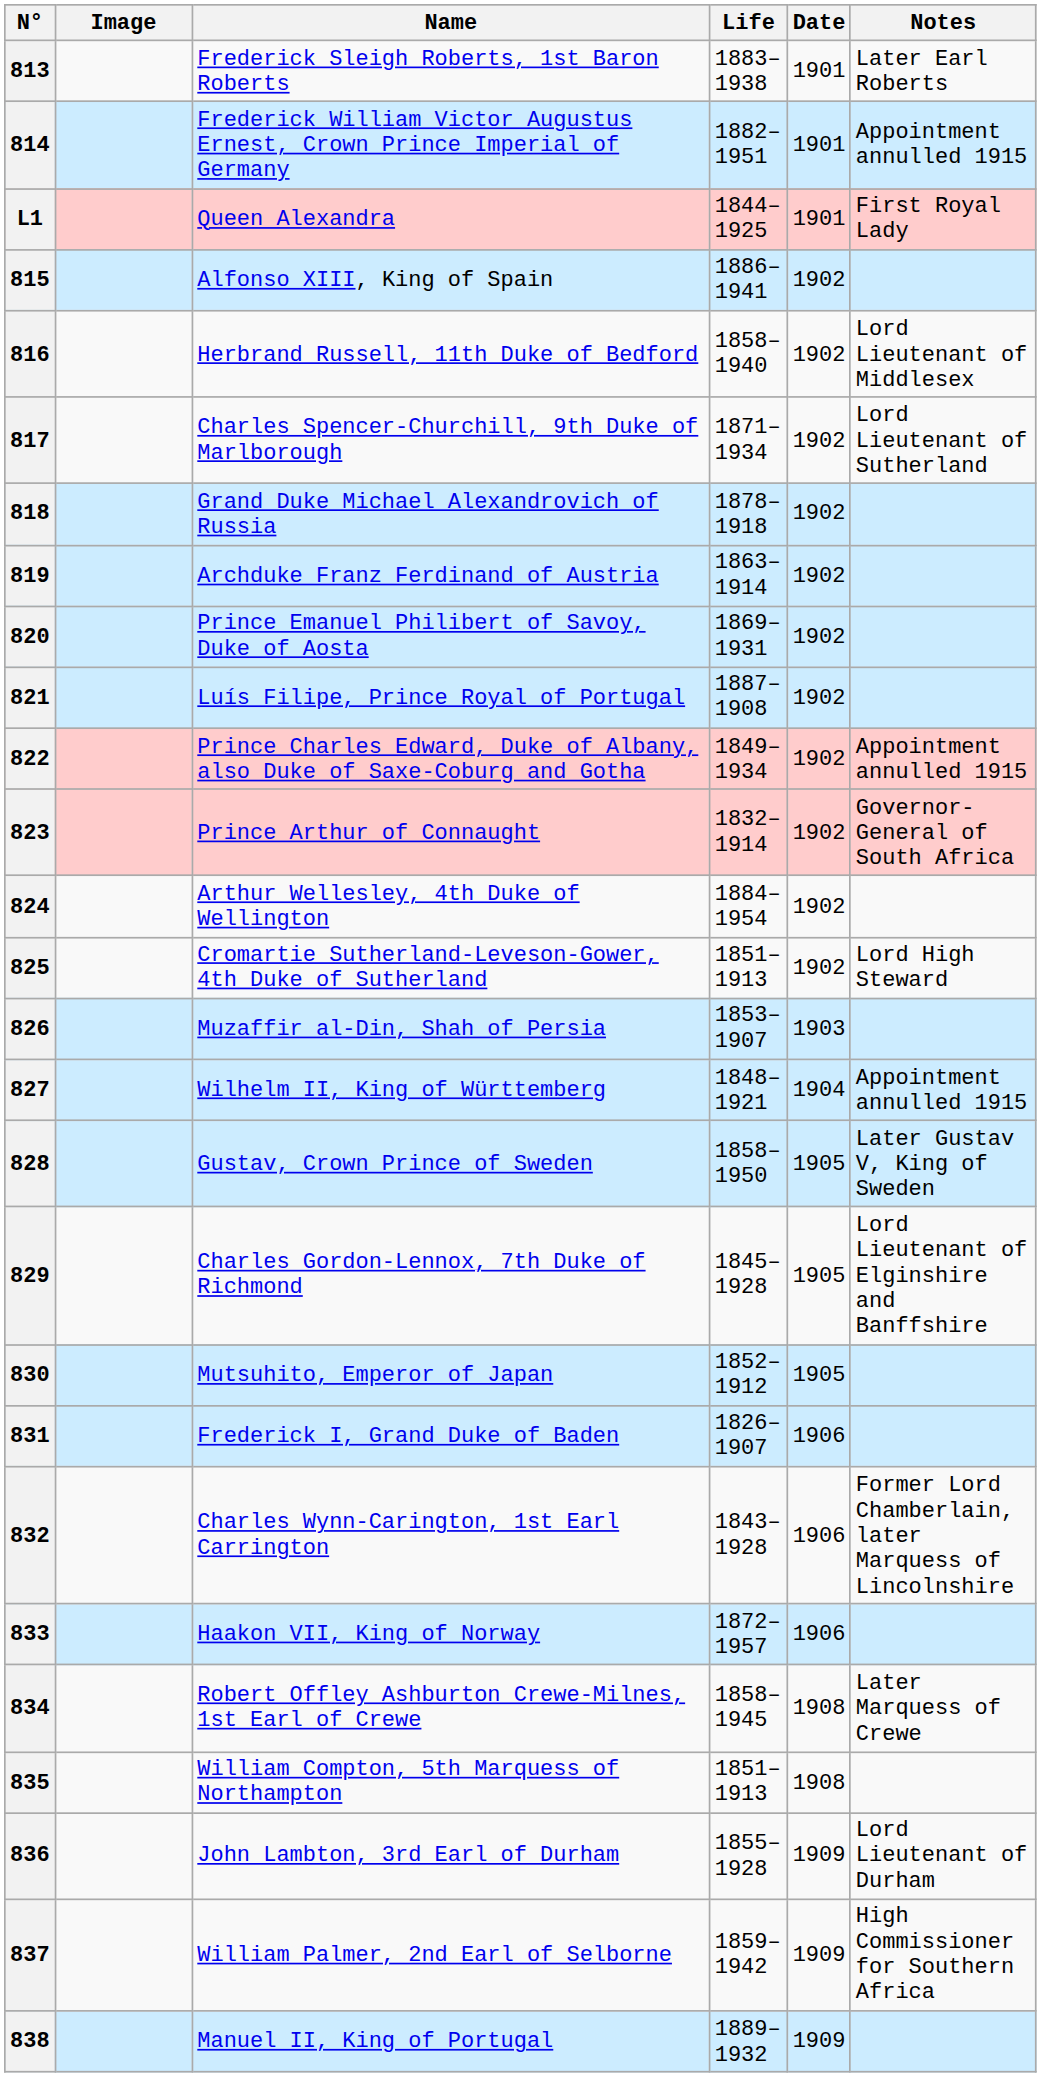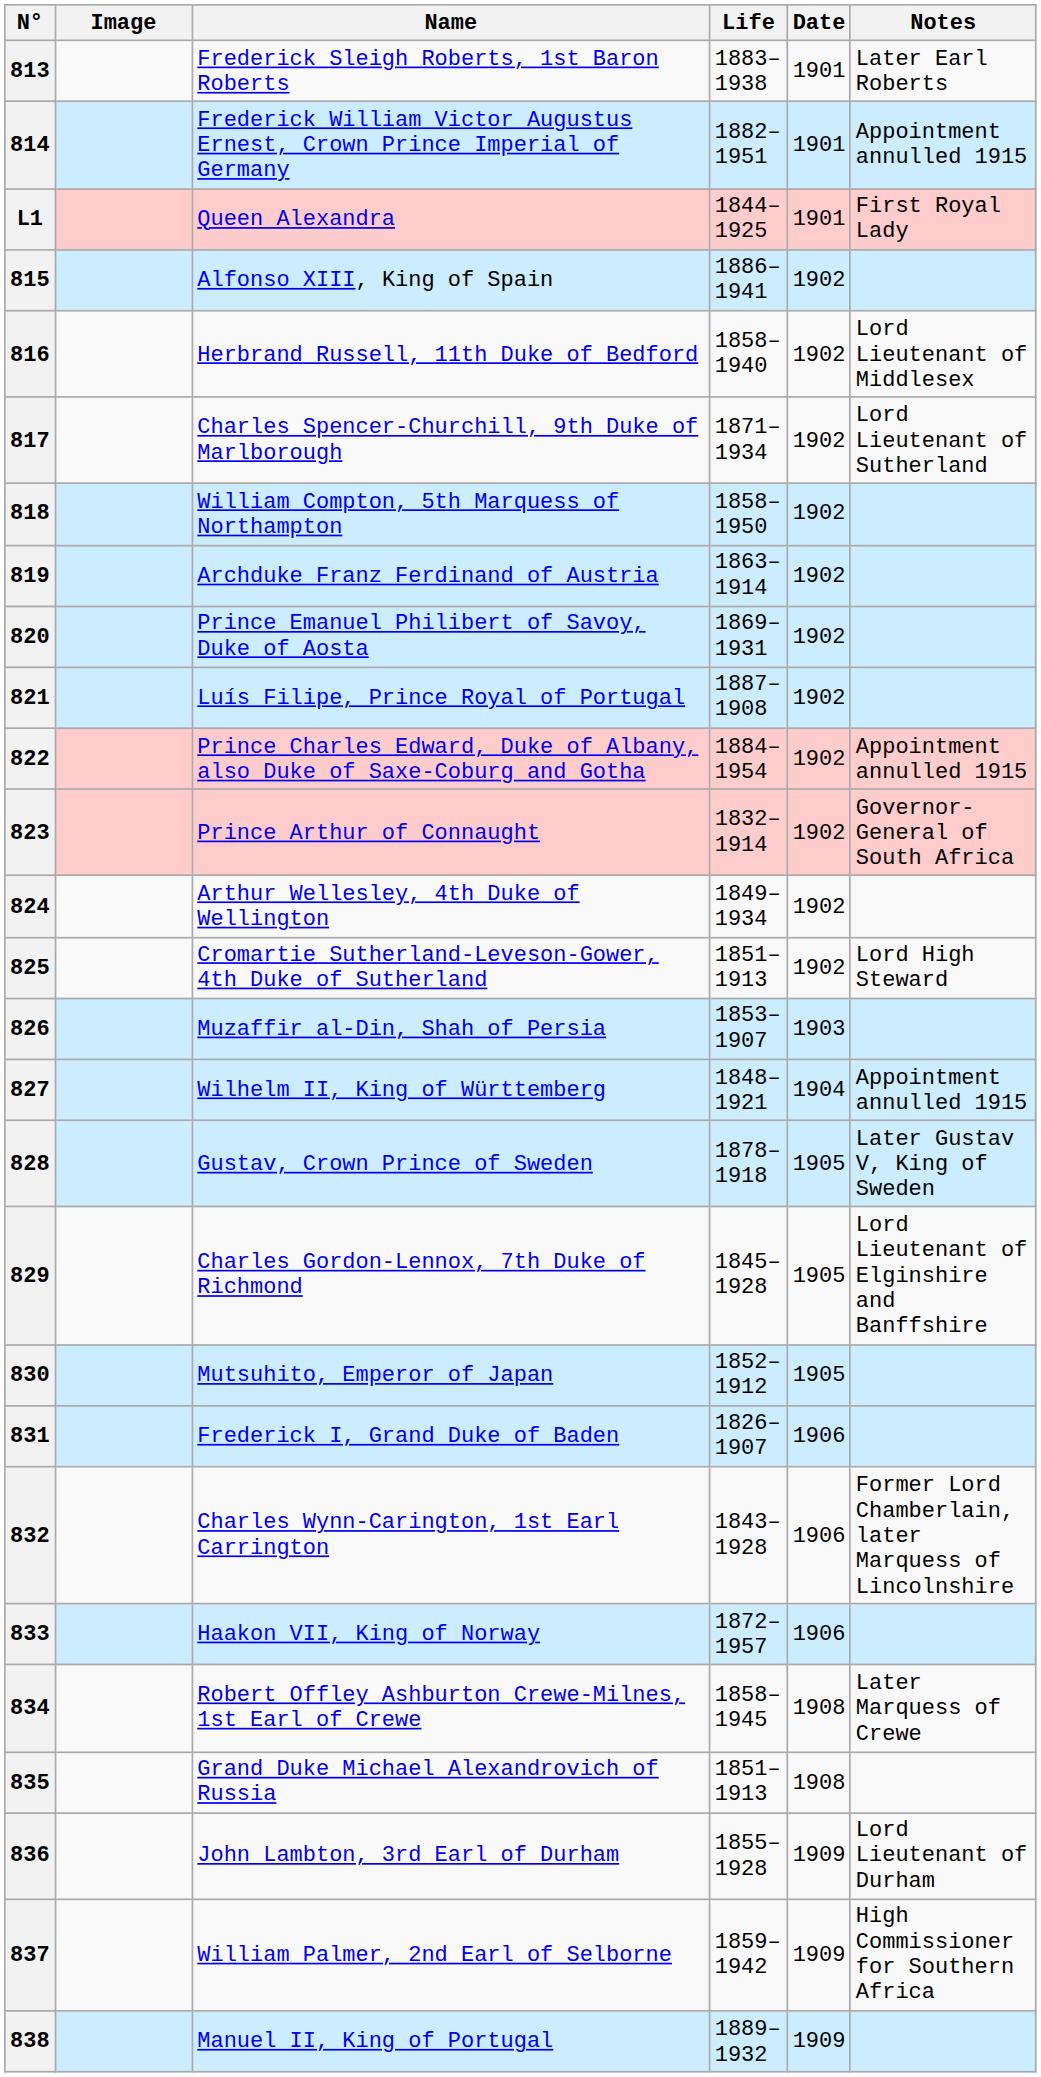(428, 514) Grand Duke Michael Alexandrovich of Russia -> (408, 514) William Compton, 5th Marquess of Northampton
(748, 514) 1878–1918 -> (748, 514) 1858–1950
(748, 759) 1849–1934 -> (748, 759) 1884–1954
(748, 907) 1884–1954 -> (748, 907) 1849–1934
(748, 1164) 1858–1950 -> (748, 1164) 1878–1918
(408, 1782) William Compton, 5th Marquess of Northampton -> (428, 1782) Grand Duke Michael Alexandrovich of Russia
